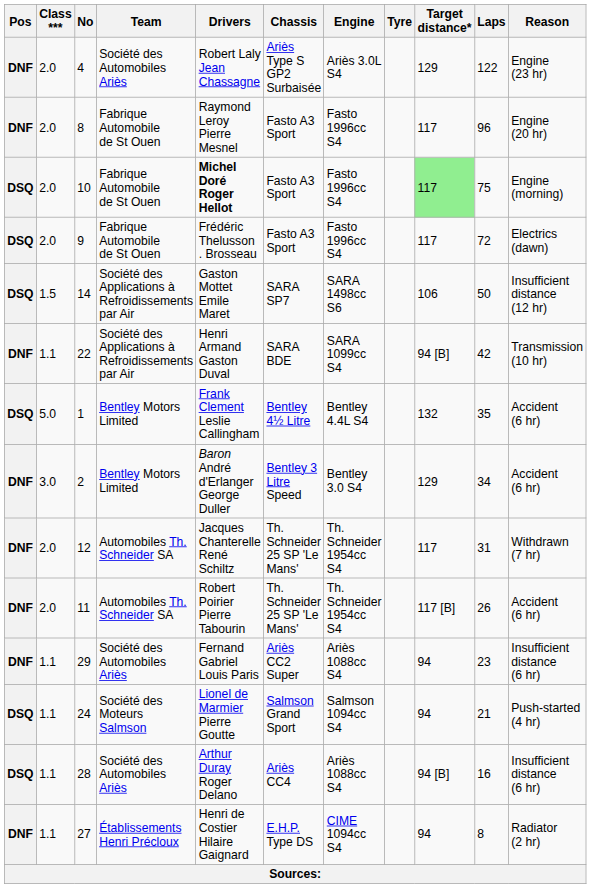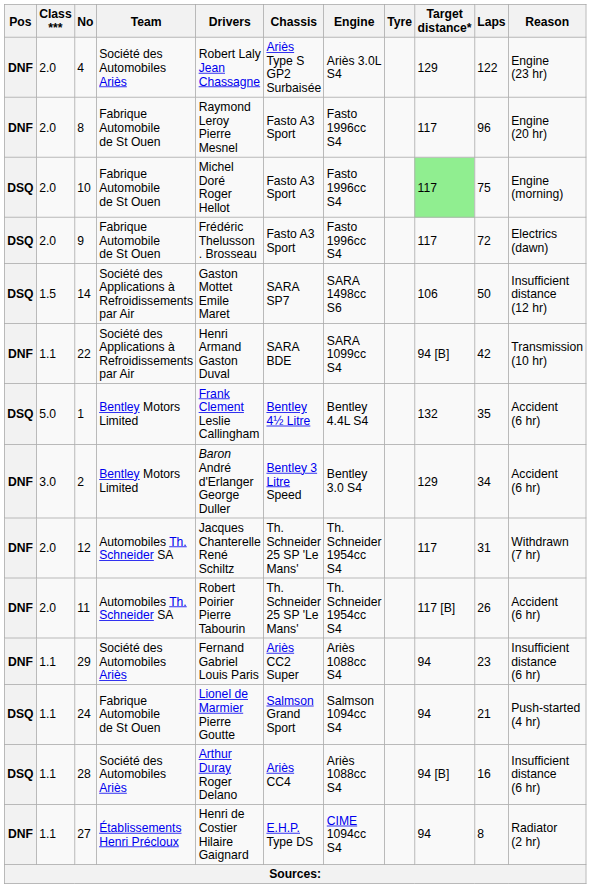(218, 188) bold -> (216, 188) normal
(131, 714) Société des Moteurs Salmson -> (130, 714) Fabrique Automobile de St Ouen
